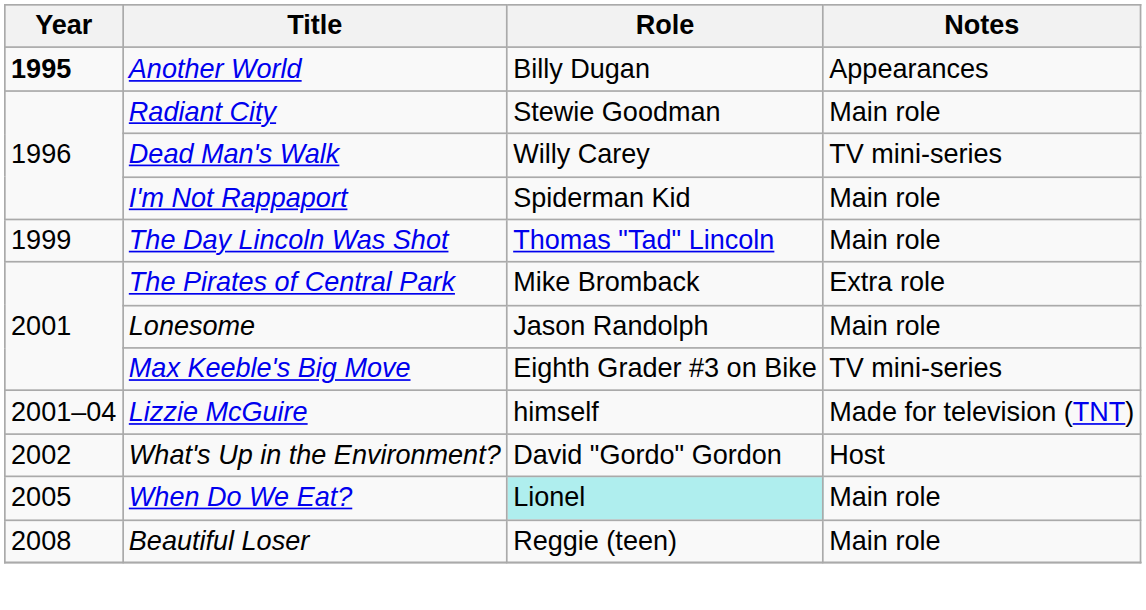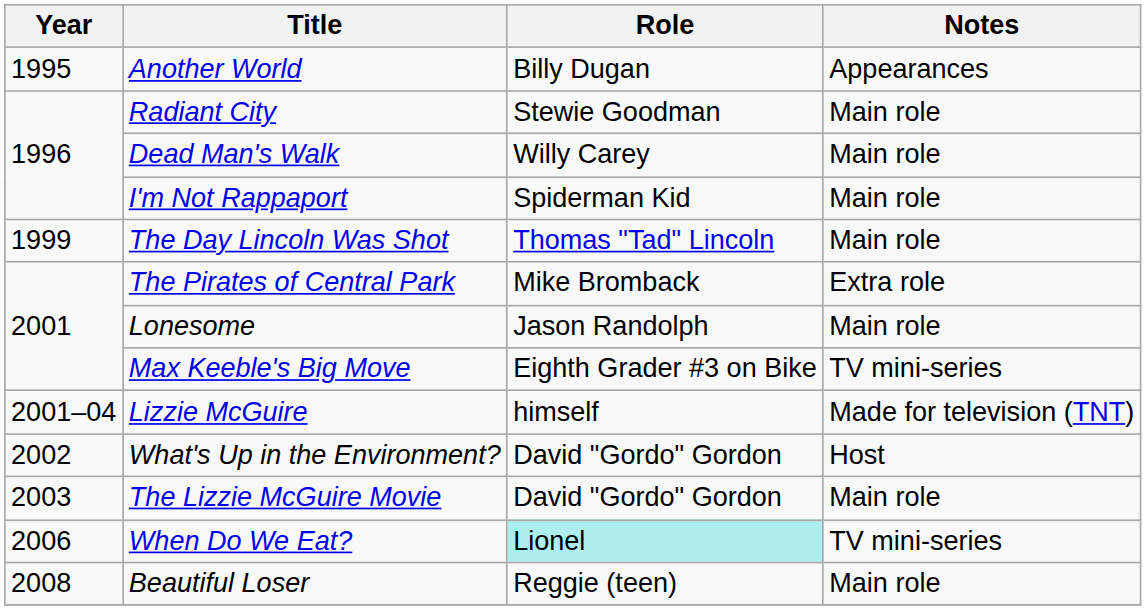(41, 68) bold -> (41, 68) normal
(916, 154) TV mini-series -> (885, 154) Main role
+ row: (285, 497)
(41, 497) 2005 -> (41, 540) 2006
(885, 497) Main role -> (916, 540) TV mini-series
